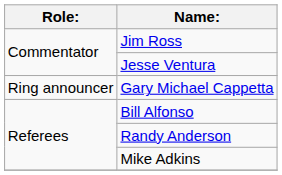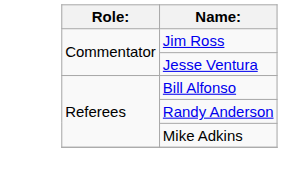- row: (197, 88)
